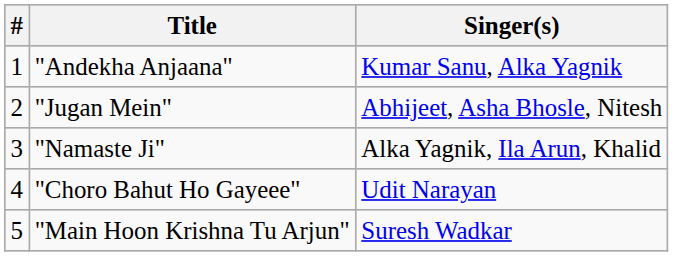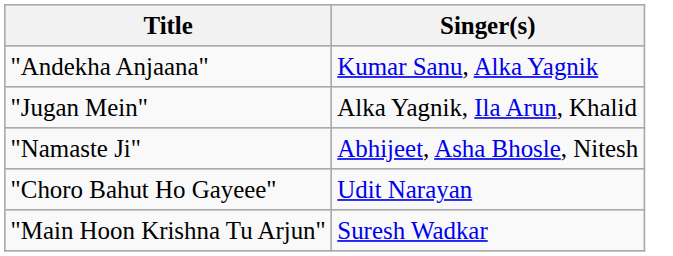- column: (17, 25)
(512, 107) Abhijeet, Asha Bhosle, Nitesh -> (487, 107) Alka Yagnik, Ila Arun, Khalid
(511, 148) Alka Yagnik, Ila Arun, Khalid -> (488, 148) Abhijeet, Asha Bhosle, Nitesh
